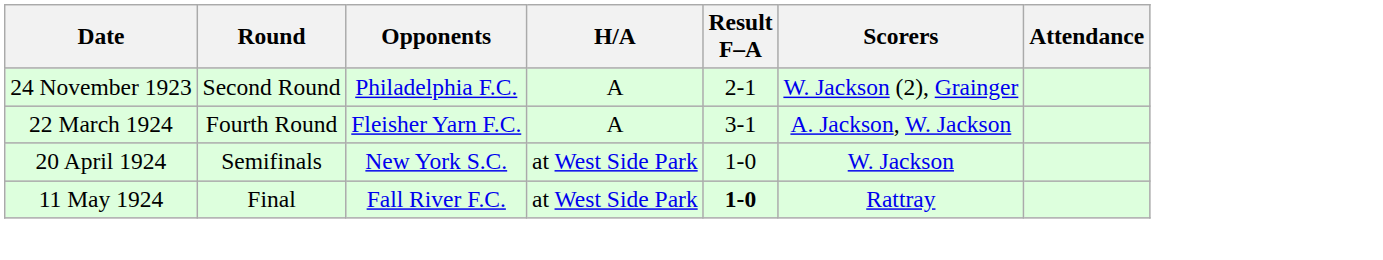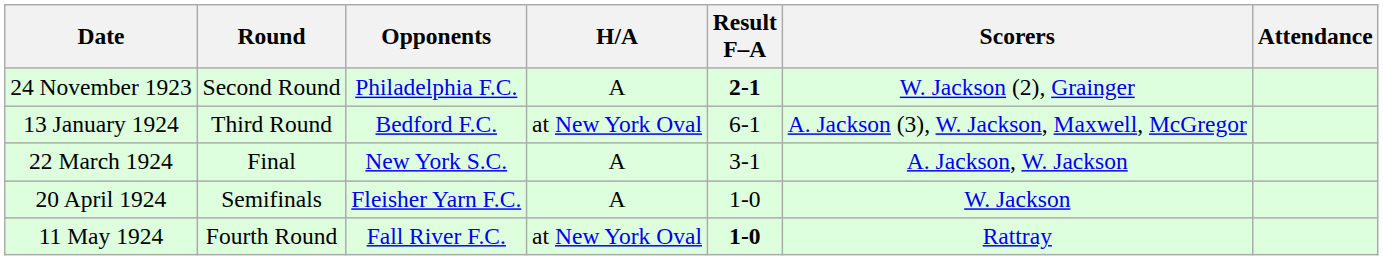(741, 86) normal -> (745, 86) bold
+ row: (101, 124)
(272, 124) Fourth Round -> (272, 161) Final
(436, 124) Fleisher Yarn F.C. -> (436, 161) New York S.C.
(436, 161) New York S.C. -> (436, 198) Fleisher Yarn F.C.
(615, 161) at West Side Park -> (617, 198) A
(272, 198) Final -> (272, 236) Fourth Round
(615, 198) at West Side Park -> (617, 236) at New York Oval
